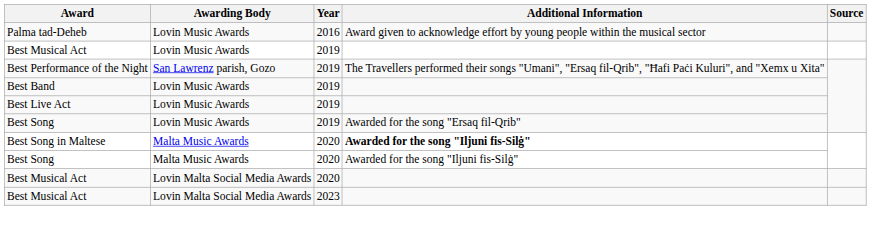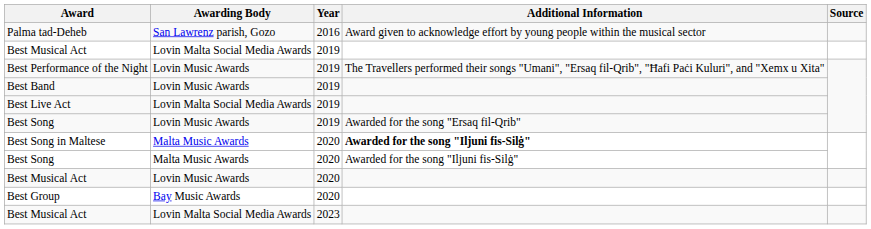(201, 31) Lovin Music Awards -> (214, 31) San Lawrenz parish, Gozo
(201, 50) Lovin Music Awards -> (232, 50) Lovin Malta Social Media Awards
(214, 68) San Lawrenz parish, Gozo -> (201, 68) Lovin Music Awards
(201, 104) Lovin Music Awards -> (232, 104) Lovin Malta Social Media Awards
(232, 178) Lovin Malta Social Media Awards -> (201, 178) Lovin Music Awards
+ row: (33, 196)
